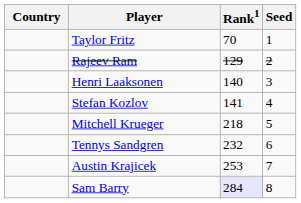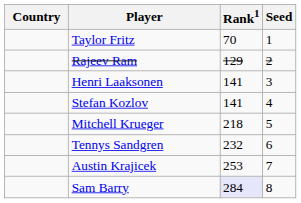(233, 81) 140 -> (233, 81) 141
